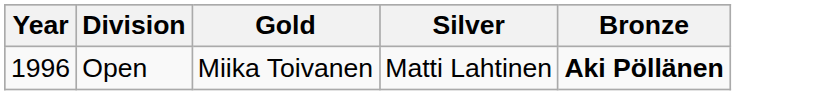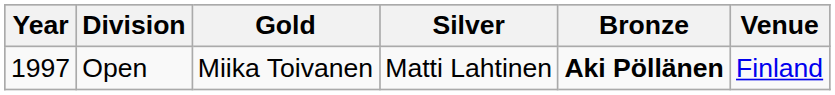+ column: (780, 25)
(40, 67) 1996 -> (40, 67) 1997
